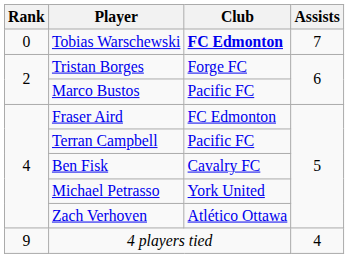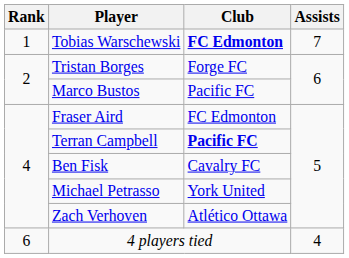(26, 41) 0 -> (26, 41) 1
(221, 141) normal -> (223, 141) bold
(26, 240) 9 -> (26, 240) 6
